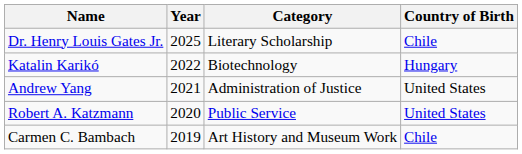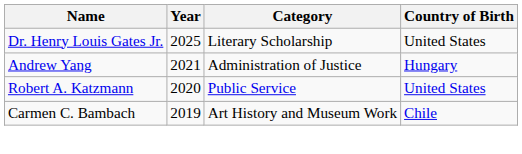(421, 40) Chile -> (445, 40) United States
- row: (53, 64)
(445, 88) United States -> (431, 64) Hungary
